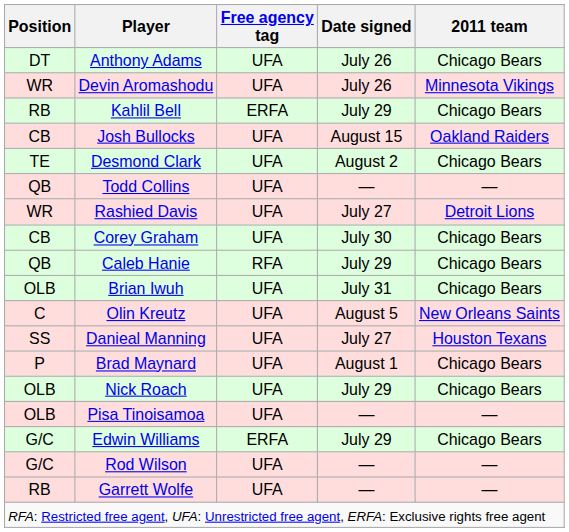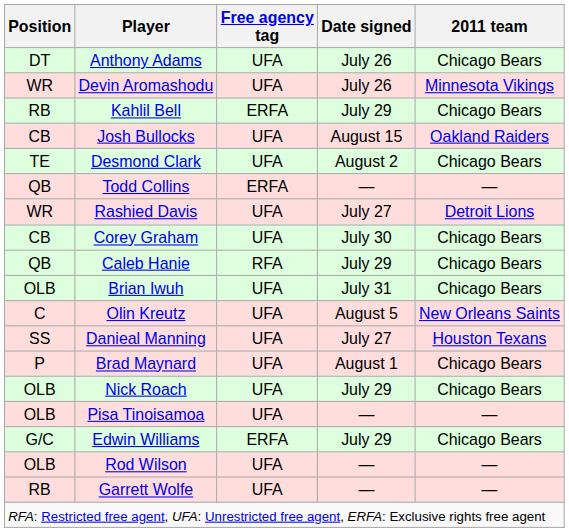(267, 187) UFA -> (267, 187) ERFA
(40, 465) G/C -> (40, 465) OLB
